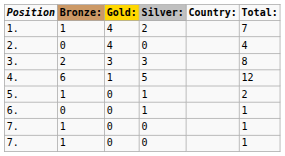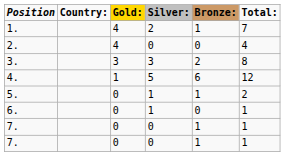columns swapped: (213, 13) <-> (81, 13)
